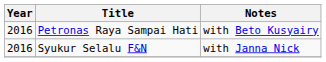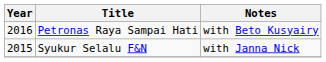(20, 48) 2016 -> (20, 48) 2015
